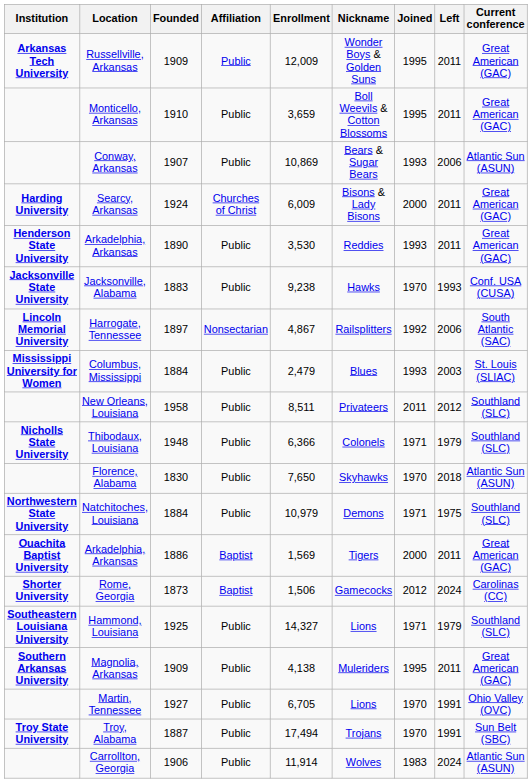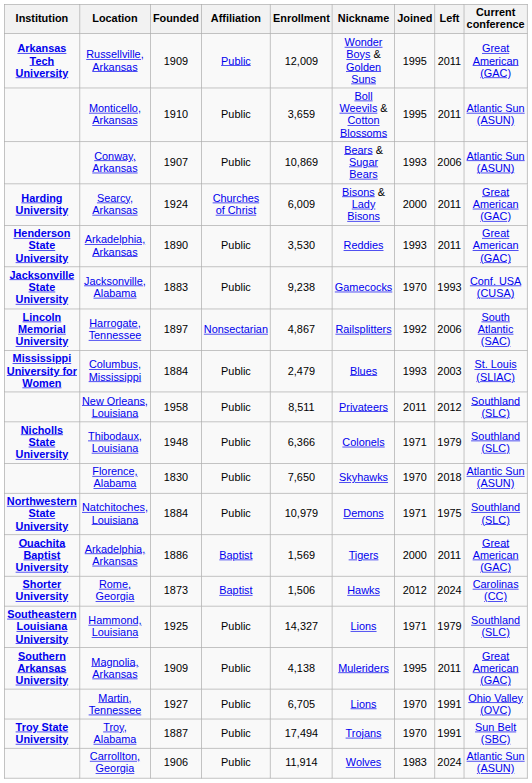(496, 114) Great American (GAC) -> (496, 114) Atlantic Sun (ASUN)
(364, 288) Hawks -> (364, 288) Gamecocks
(364, 591) Gamecocks -> (364, 591) Hawks
